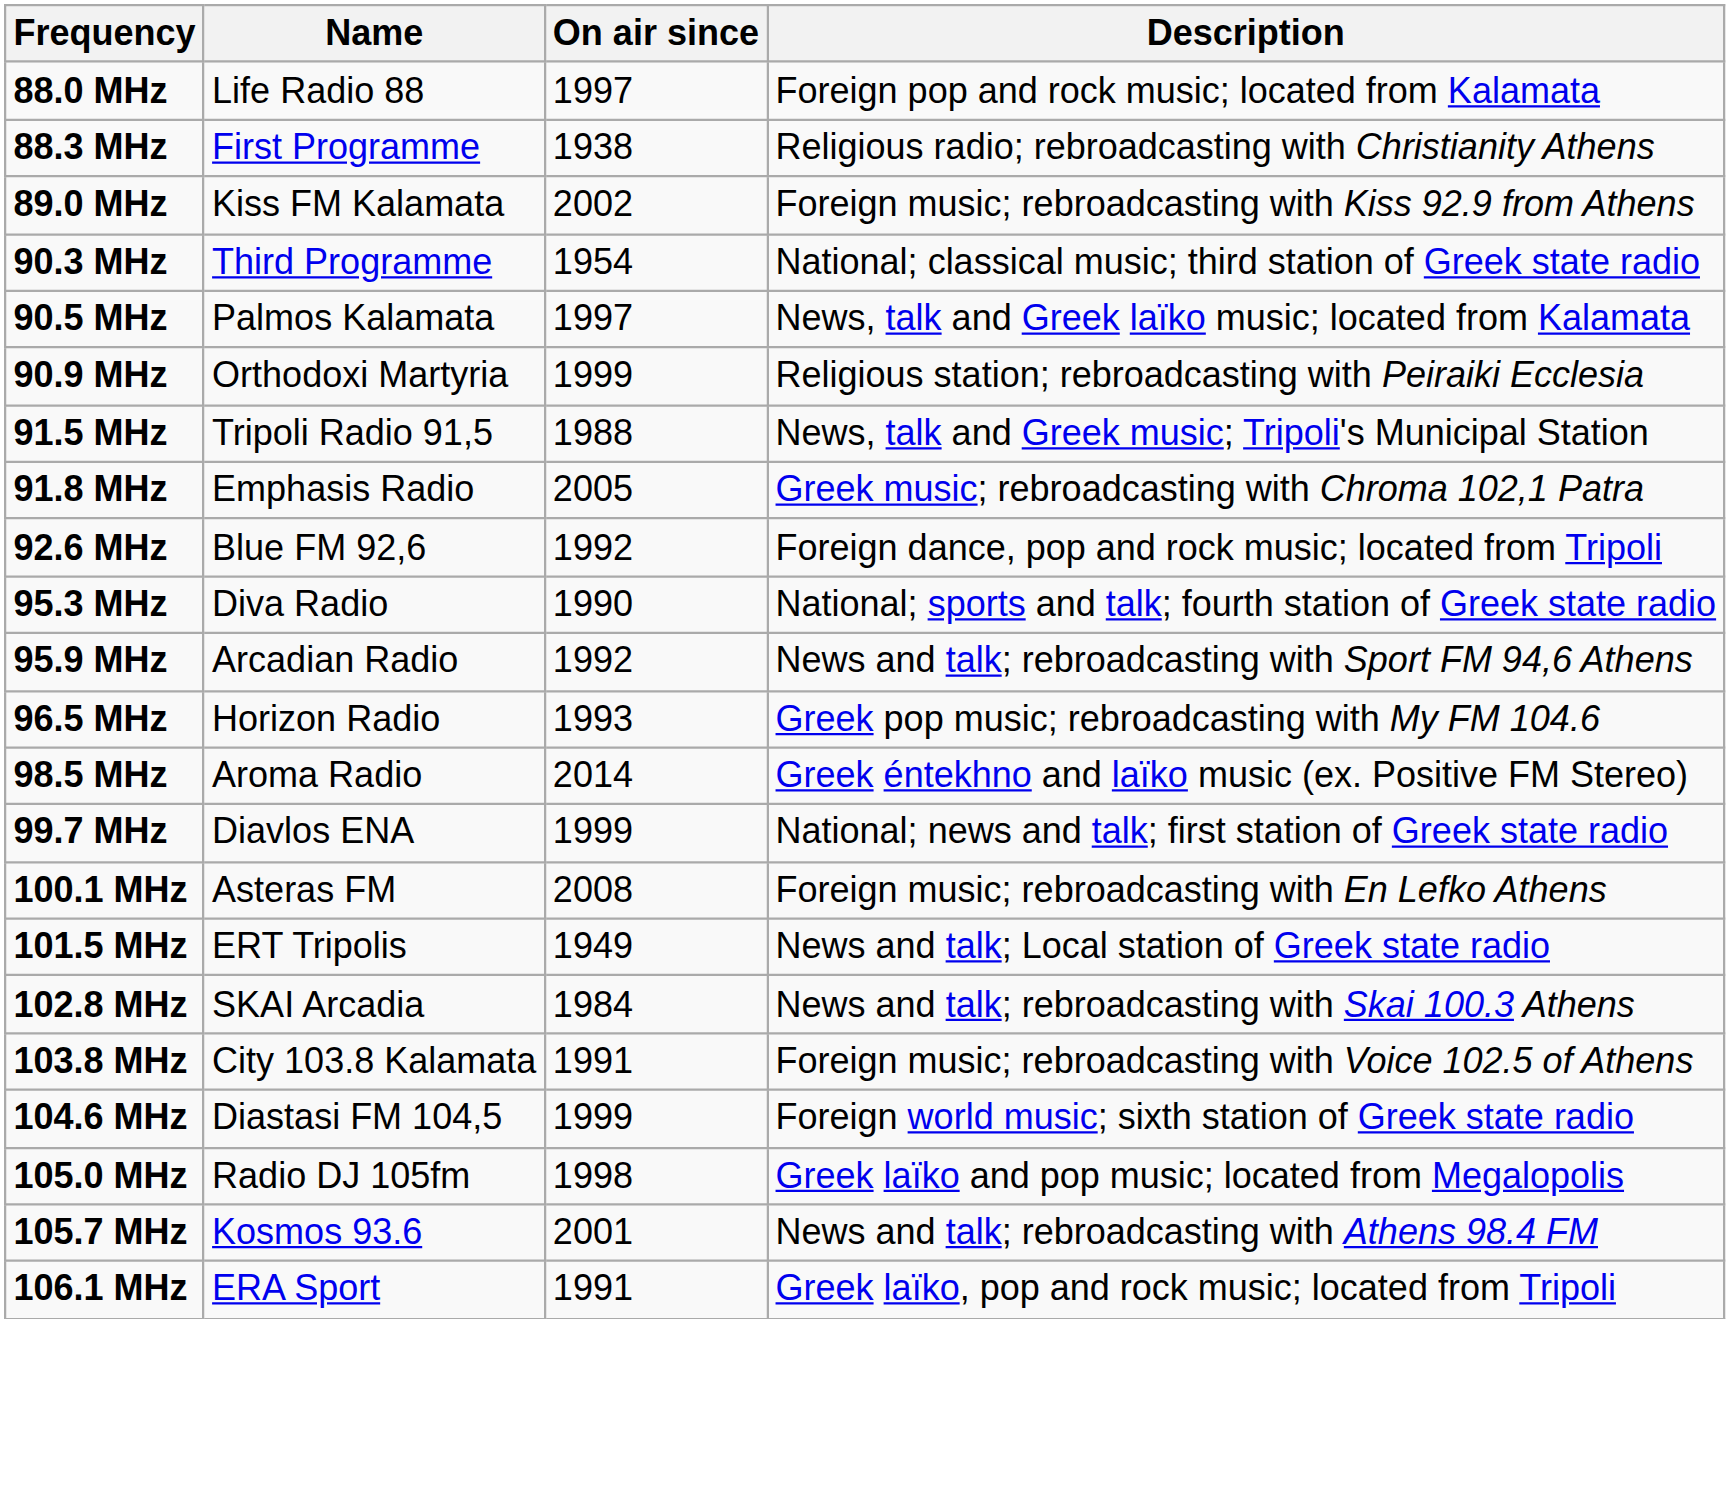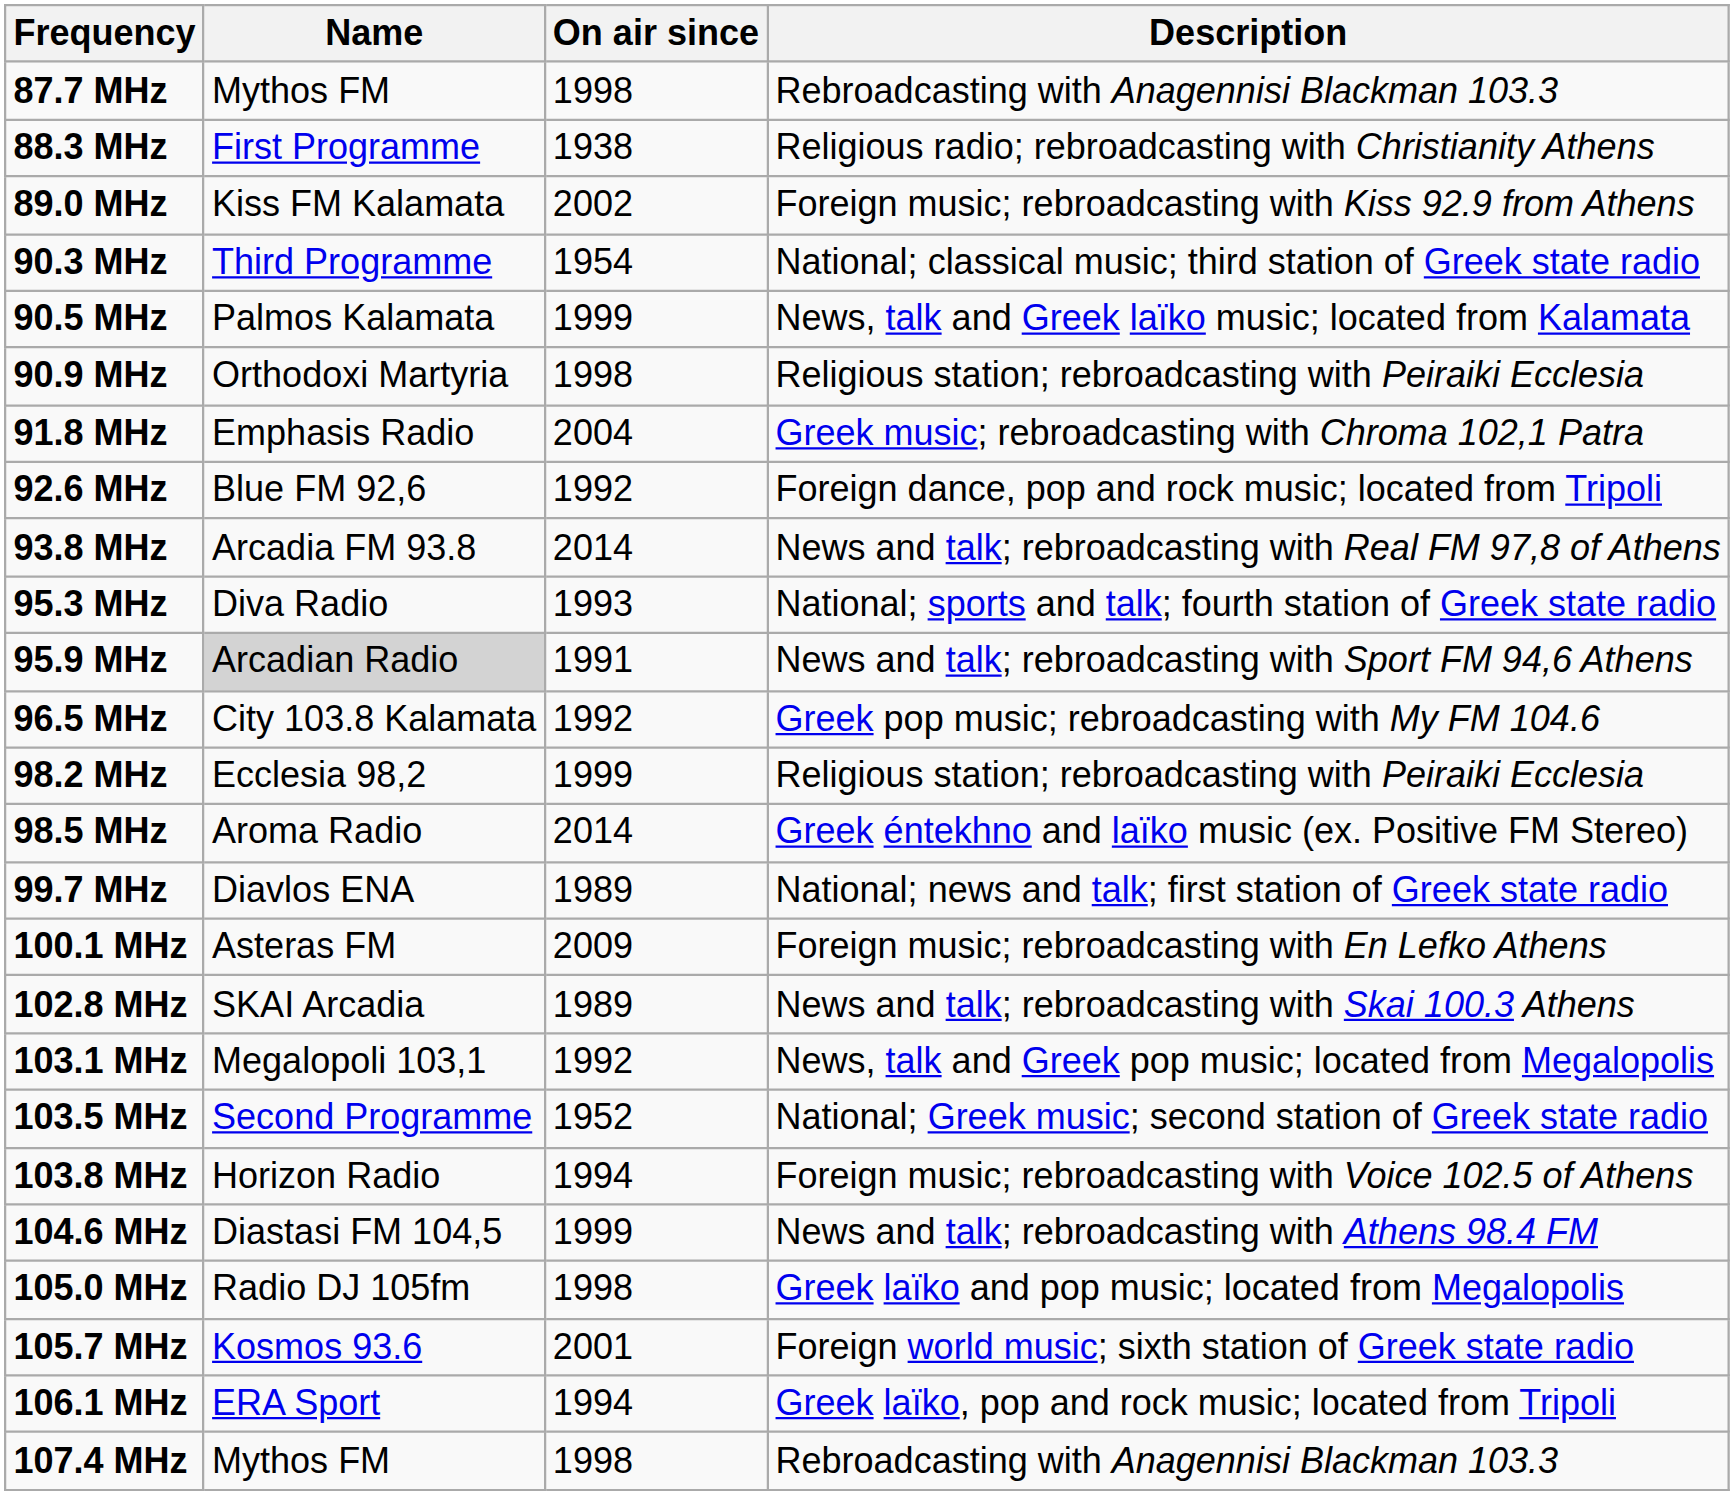+ row: (90, 90)
- row: (90, 90)
(593, 318) 1997 -> (593, 318) 1999
(593, 375) 1999 -> (593, 375) 1998
- row: (90, 432)
(593, 489) 2005 -> (593, 432) 2004
+ row: (90, 546)
(593, 603) 1990 -> (593, 603) 1993
(335, 661) no background -> (335, 661) lightgrey background
(593, 661) 1992 -> (593, 661) 1991
(326, 718) Horizon Radio -> (374, 718) City 103.8 Kalamata
(593, 718) 1993 -> (593, 718) 1992
+ row: (90, 775)
(593, 832) 1999 -> (593, 889) 1989
(593, 889) 2008 -> (593, 946) 2009
- row: (100, 946)
(593, 1003) 1984 -> (593, 1003) 1989
+ row: (100, 1060)
+ row: (100, 1117)
(374, 1060) City 103.8 Kalamata -> (326, 1174) Horizon Radio
(593, 1060) 1991 -> (593, 1174) 1994
(1205, 1117) Foreign world music; sixth station of Greek state radio -> (1187, 1232) News and talk; rebroadcasting with Athens 98.4 FM
(1187, 1232) News and talk; rebroadcasting with Athens 98.4 FM -> (1205, 1346) Foreign world music; sixth station of Greek state radio
(593, 1289) 1991 -> (593, 1403) 1994
+ row: (100, 1460)
